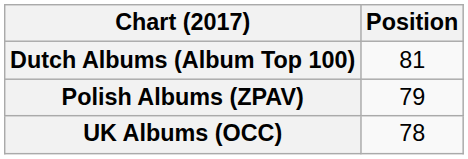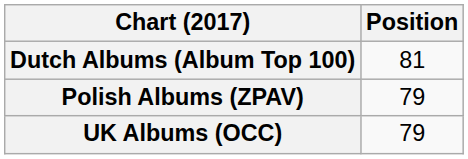(412, 134) 78 -> (412, 134) 79
